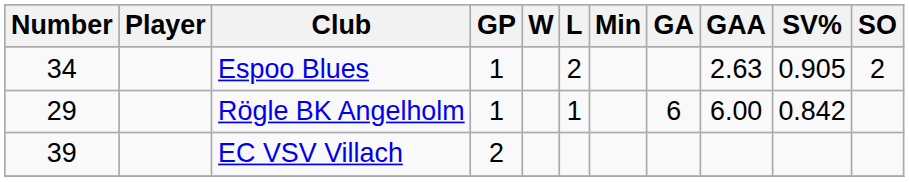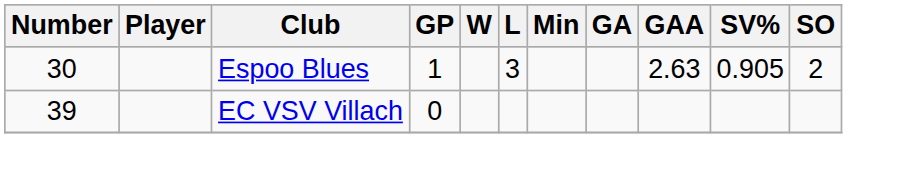(62, 68) 34 -> (62, 68) 30
(574, 68) 2 -> (512, 68) 3
- row: (341, 111)
(496, 153) 2 -> (435, 111) 0
